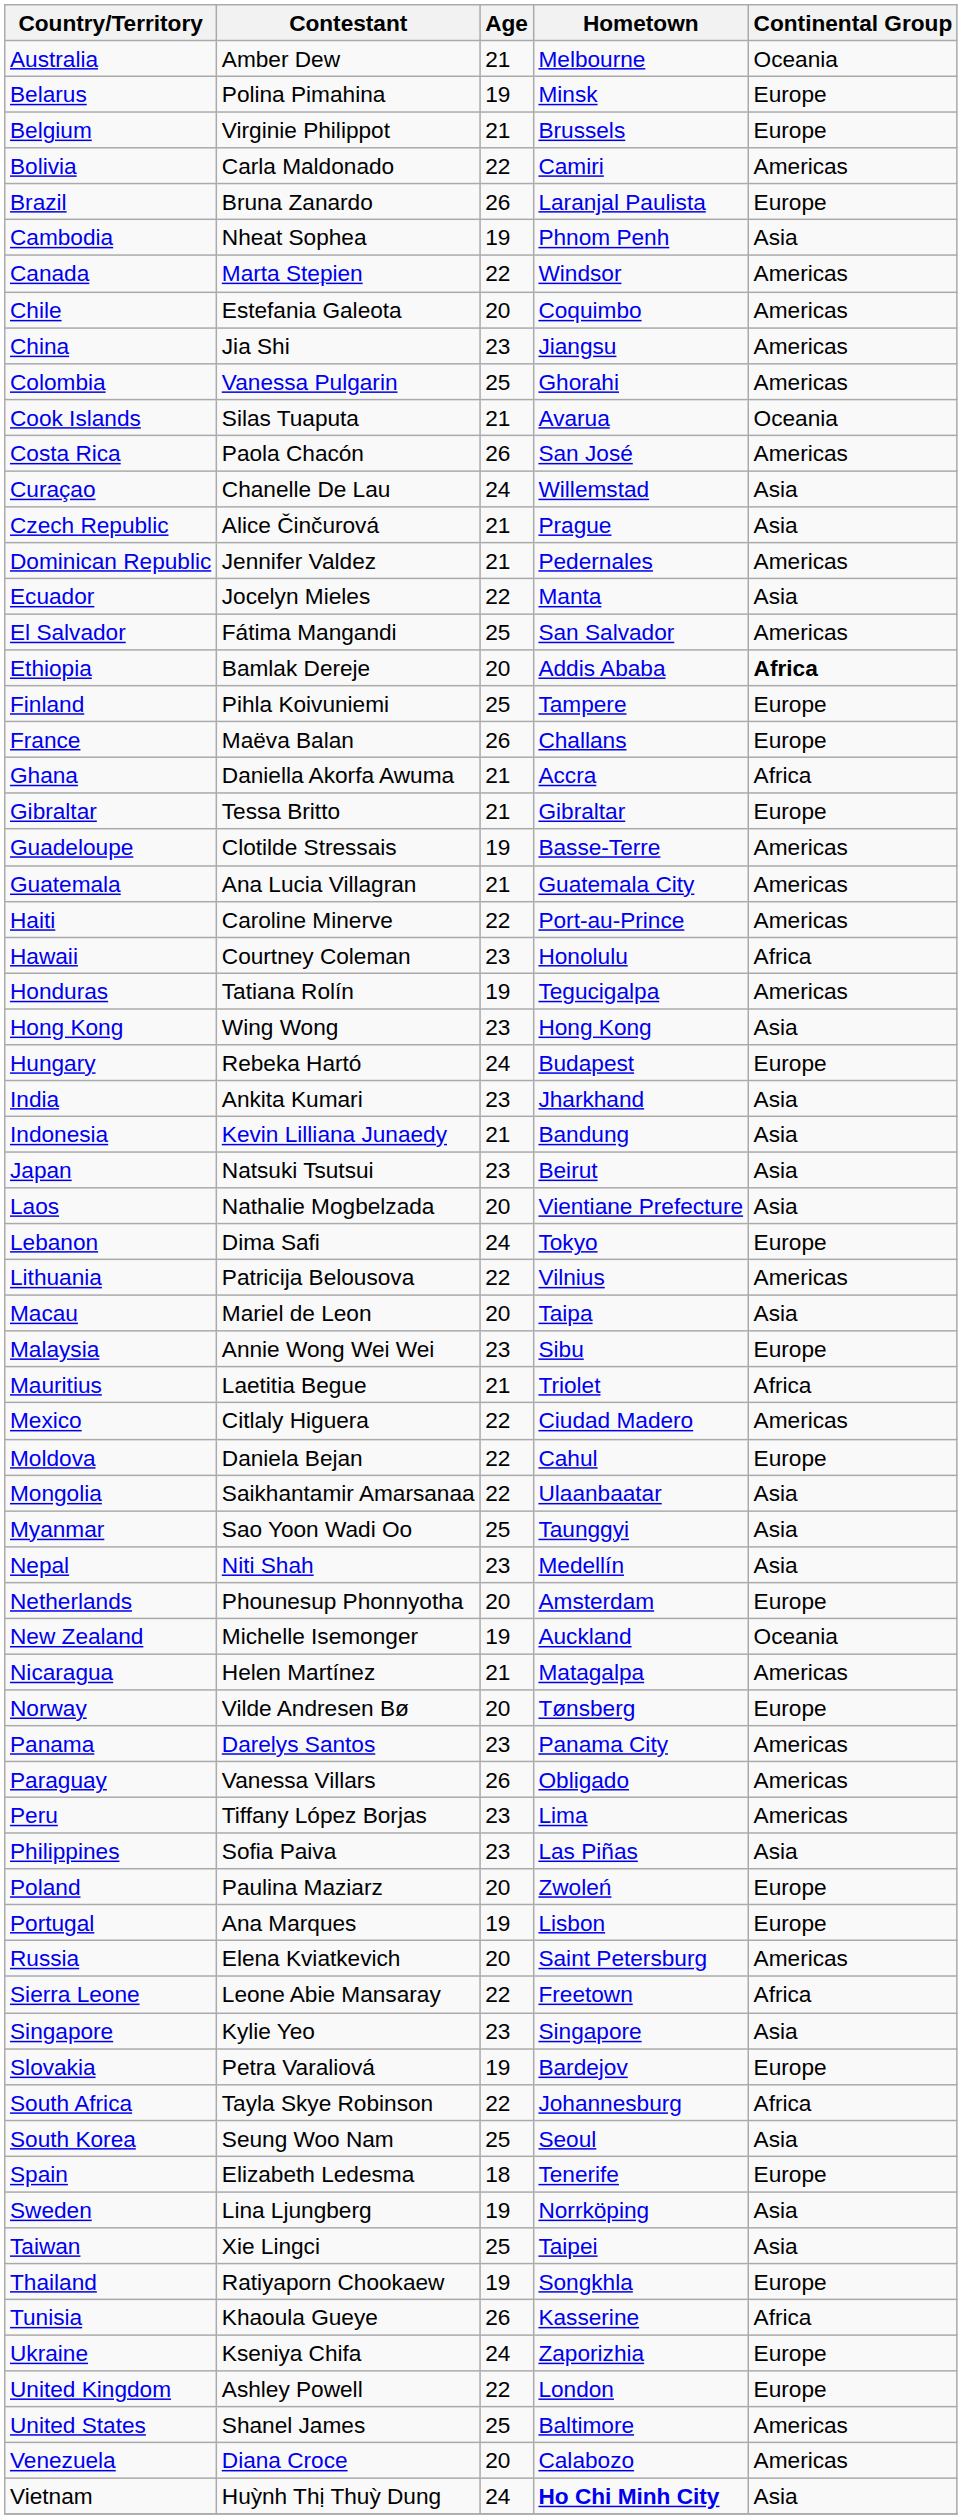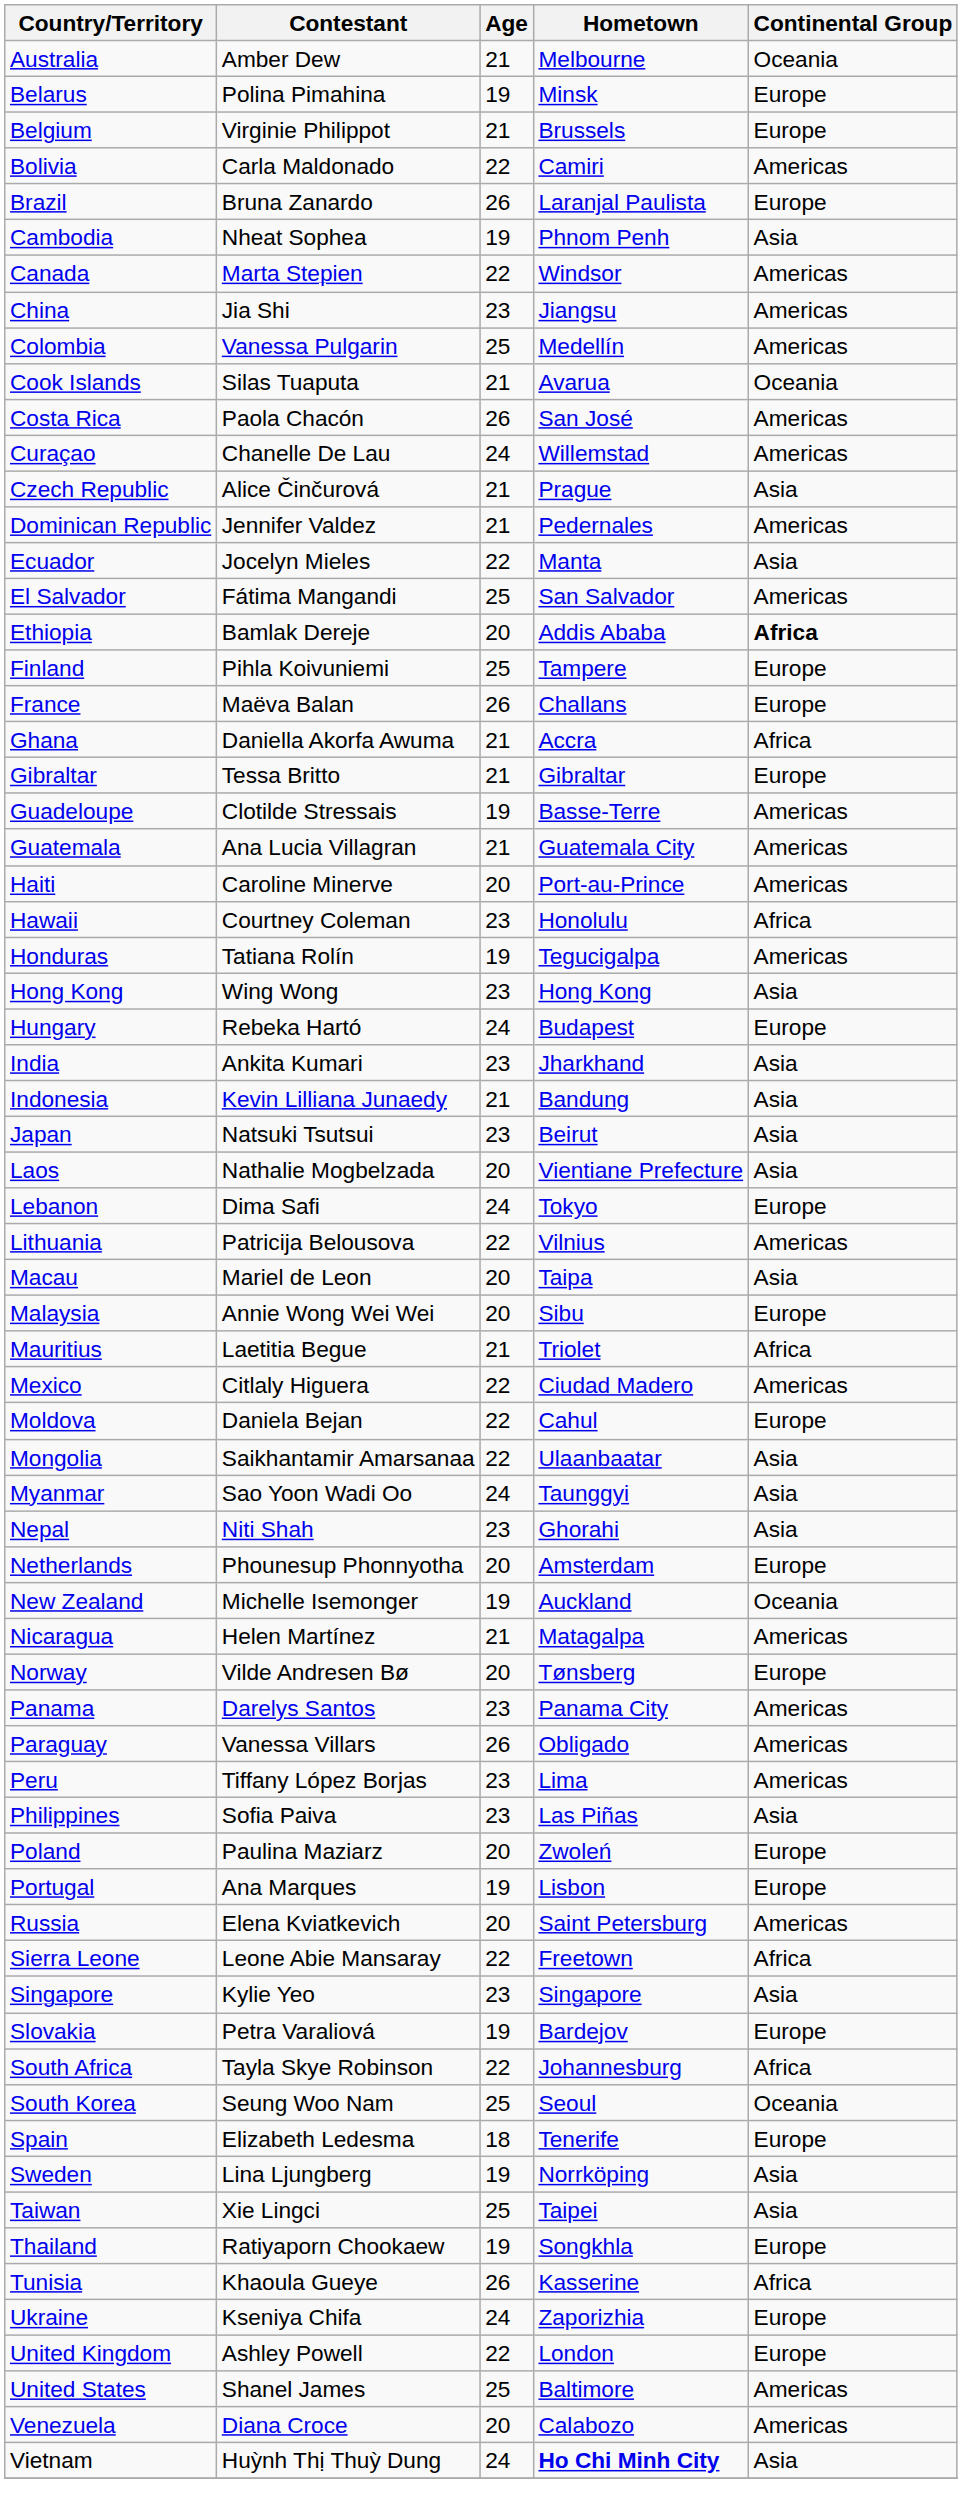- row: (36, 310)
(579, 381) Ghorahi -> (581, 346) Medellín
(776, 489) Asia -> (801, 453) Americas
(498, 919) 22 -> (498, 883) 20
(498, 1349) 23 -> (498, 1314) 20
(498, 1529) 25 -> (498, 1493) 24
(581, 1565) Medellín -> (579, 1529) Ghorahi
(776, 2138) Asia -> (796, 2102) Oceania
